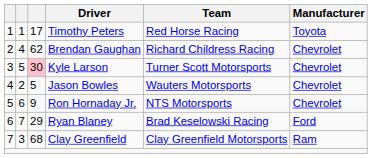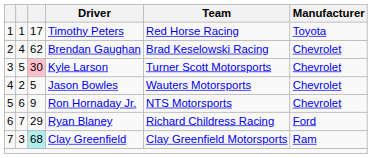(210, 49) Richard Childress Racing -> (207, 49) Brad Keselowski Racing
(207, 121) Brad Keselowski Racing -> (210, 121) Richard Childress Racing
(36, 139) no background -> (36, 139) paleturquoise background
